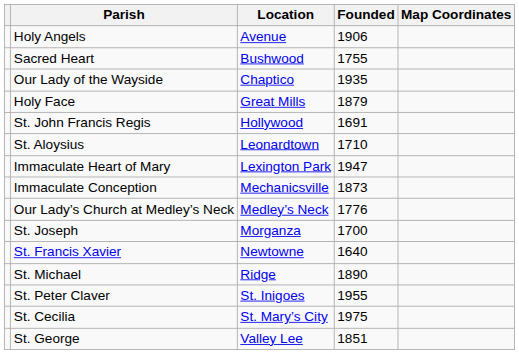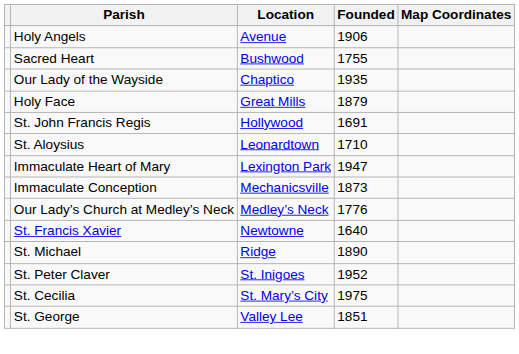- row: (46, 230)
(352, 295) 1955 -> (352, 274) 1952
